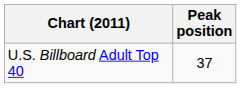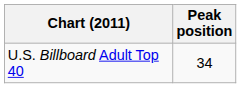(204, 63) 37 -> (204, 63) 34
